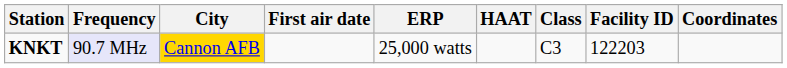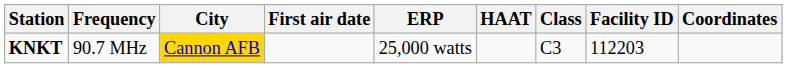(110, 47) lavender background -> (110, 47) no background
(617, 47) 122203 -> (617, 47) 112203
